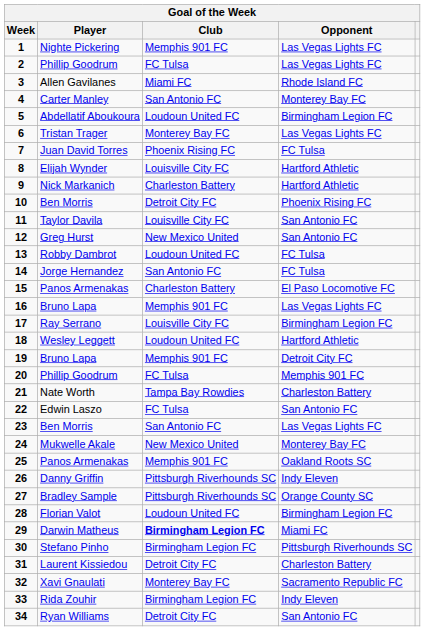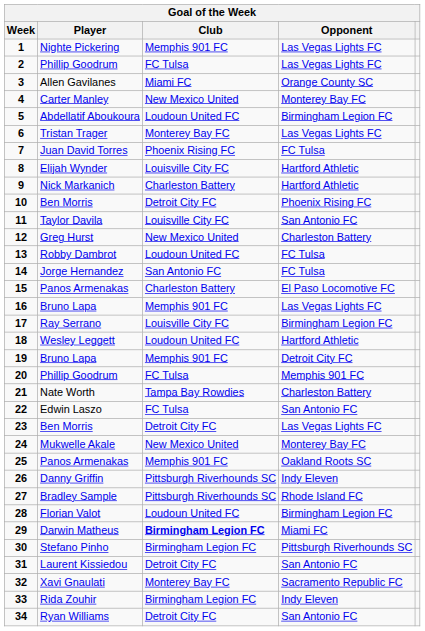(322, 82) Rhode Island FC -> (327, 82) Orange County SC
(183, 99) San Antonio FC -> (192, 99) New Mexico United
(319, 237) San Antonio FC -> (326, 237) Charleston Battery
(183, 427) San Antonio FC -> (181, 427) Detroit City FC
(327, 496) Orange County SC -> (322, 496) Rhode Island FC
(326, 565) Charleston Battery -> (319, 565) San Antonio FC
